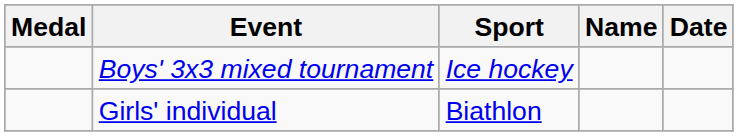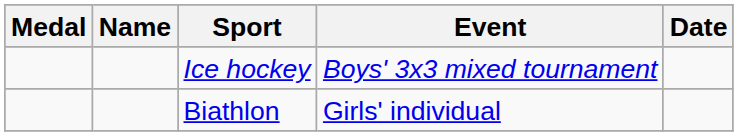columns swapped: (621, 26) <-> (266, 26)
